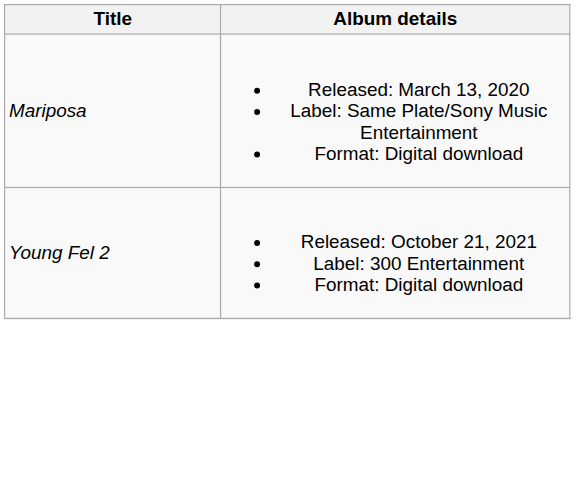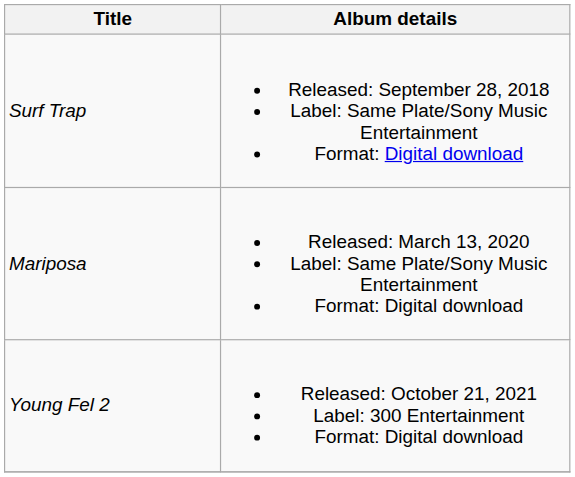+ row: (48, 110)
